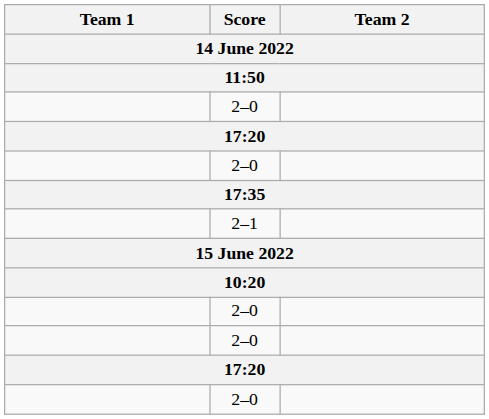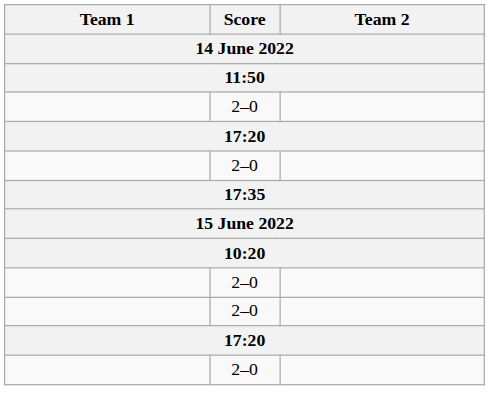- row: (107, 224)
